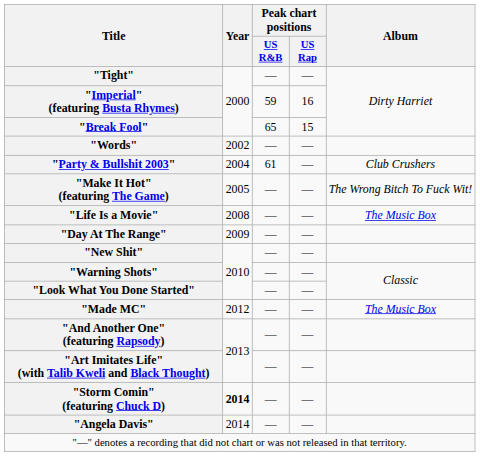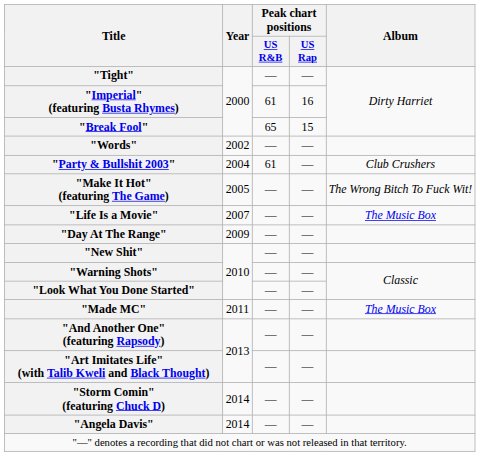(271, 101) 59 -> (271, 101) 61
(238, 215) 2008 -> (238, 215) 2007
(238, 309) 2012 -> (238, 309) 2011
(238, 398) bold -> (238, 398) normal
